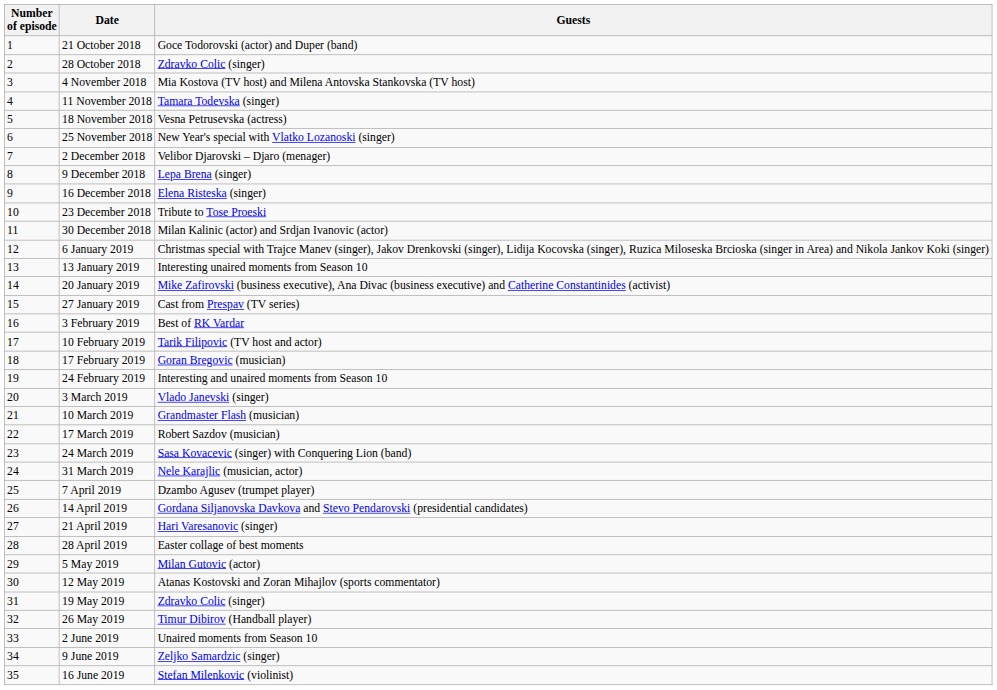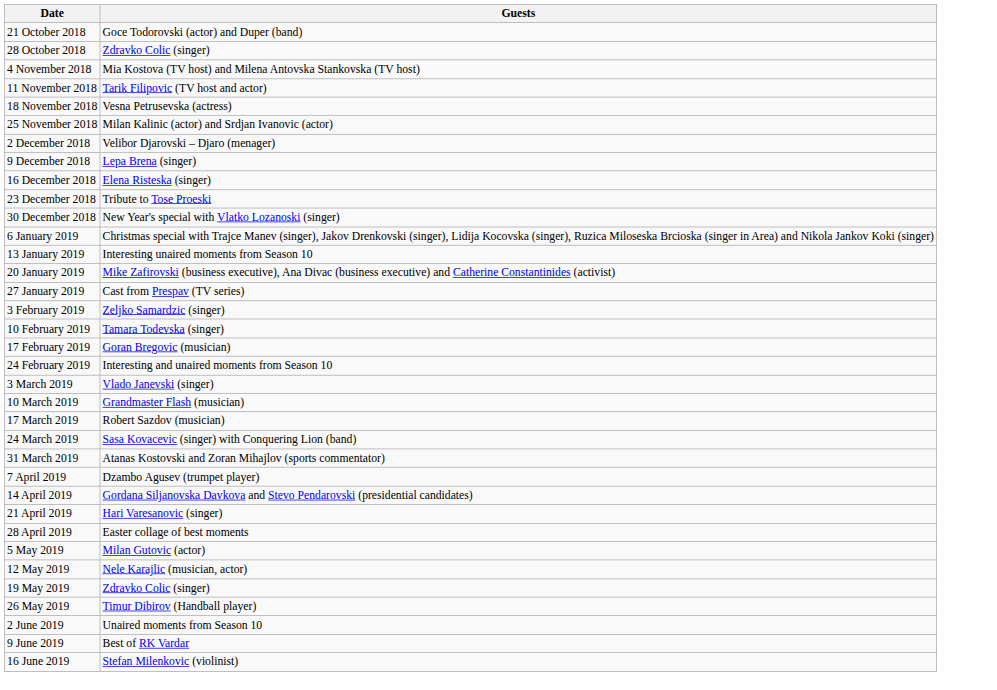- column: (32, 20)
(218, 100) Tamara Todevska (singer) -> (185, 87) Tarik Filipovic (TV host and actor)
(276, 138) New Year's special with Vlatko Lozanoski (singer) -> (218, 124) Milan Kalinic (actor) and Srdjan Ivanovic (actor)
(273, 230) Milan Kalinic (actor) and Srdjan Ivanovic (actor) -> (221, 217) New Year's special with Vlatko Lozanoski (singer)
(201, 323) Best of RK Vardar -> (164, 310) Zeljko Samardzic (singer)
(240, 341) Tarik Filipovic (TV host and actor) -> (163, 328) Tamara Todevska (singer)
(230, 471) Nele Karajlic (musician, actor) -> (244, 458) Atanas Kostovski and Zoran Mihajlov (sports commentator)
(299, 582) Atanas Kostovski and Zoran Mihajlov (sports commentator) -> (175, 569) Nele Karajlic (musician, actor)
(219, 656) Zeljko Samardzic (singer) -> (146, 643) Best of RK Vardar
